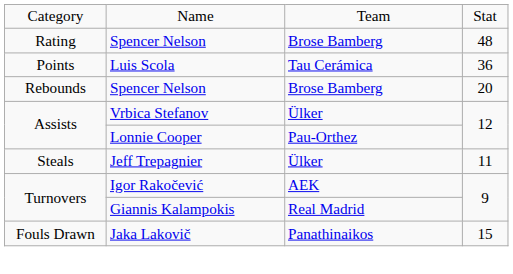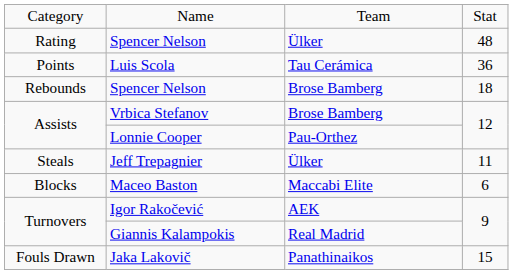(335, 40) Brose Bamberg -> (305, 40) Ülker
(485, 88) 20 -> (485, 88) 18
(305, 112) Ülker -> (335, 112) Brose Bamberg
+ row: (55, 185)
